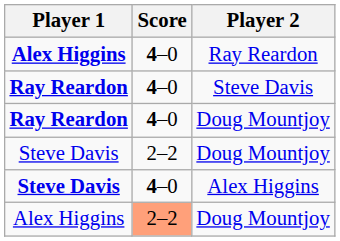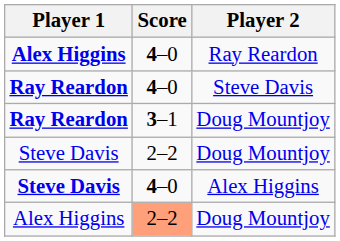(162, 119) 4–0 -> (162, 119) 3–1
